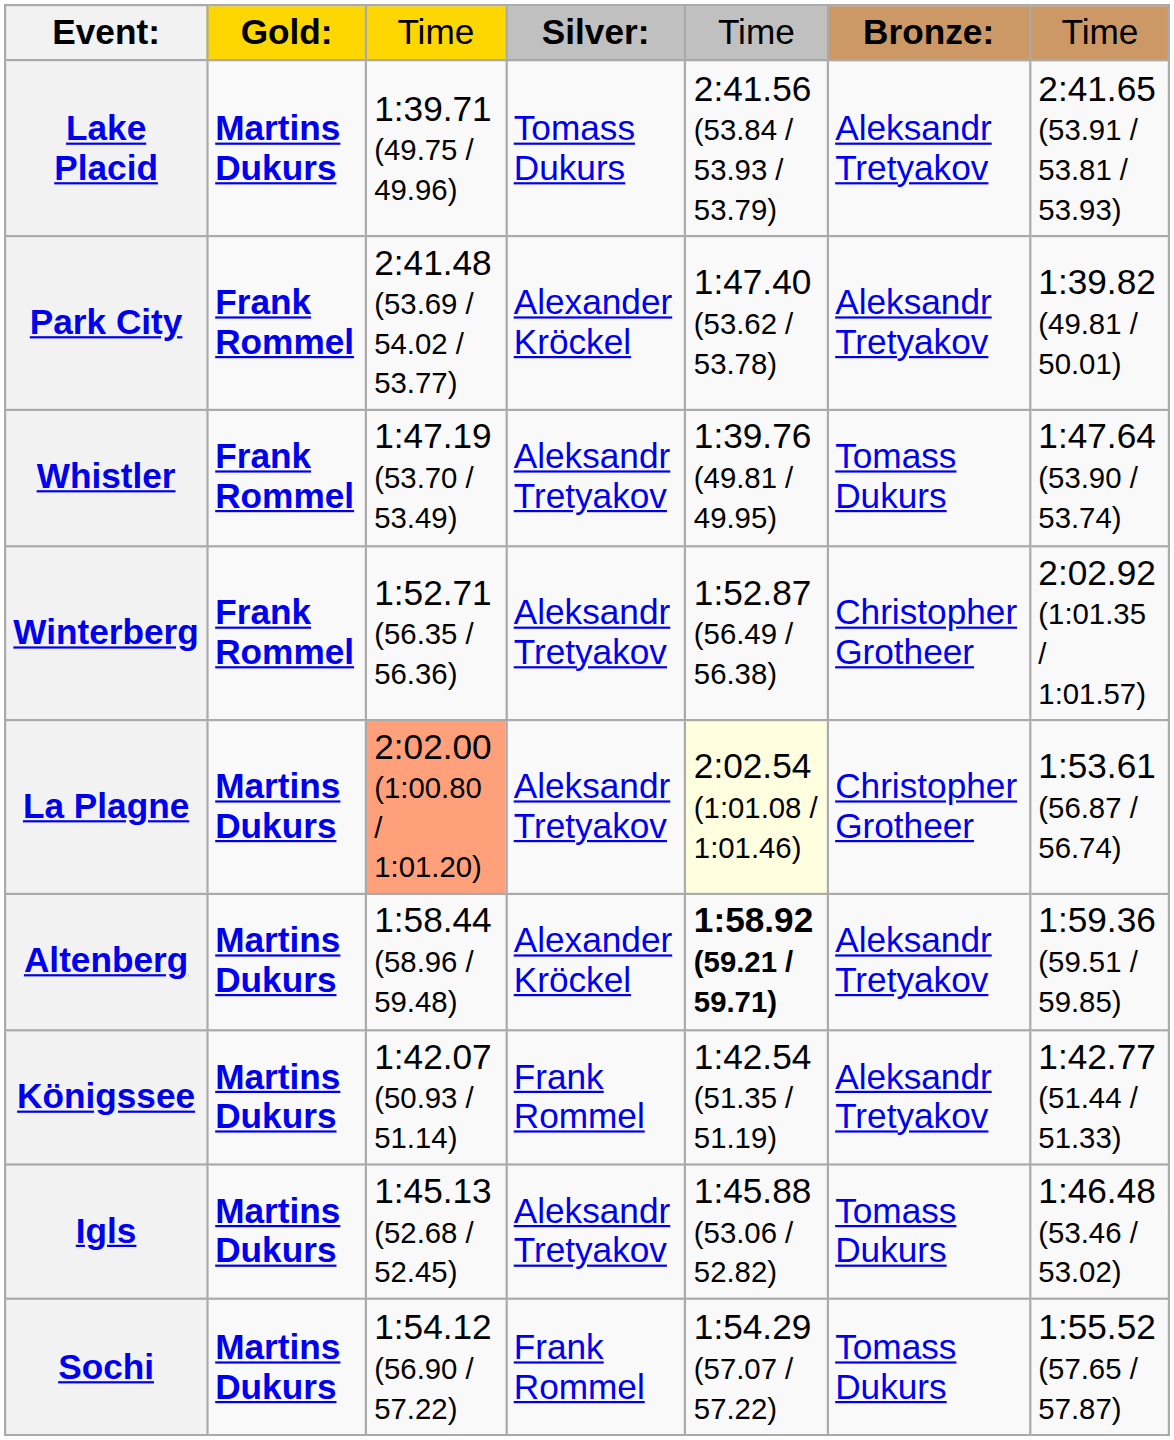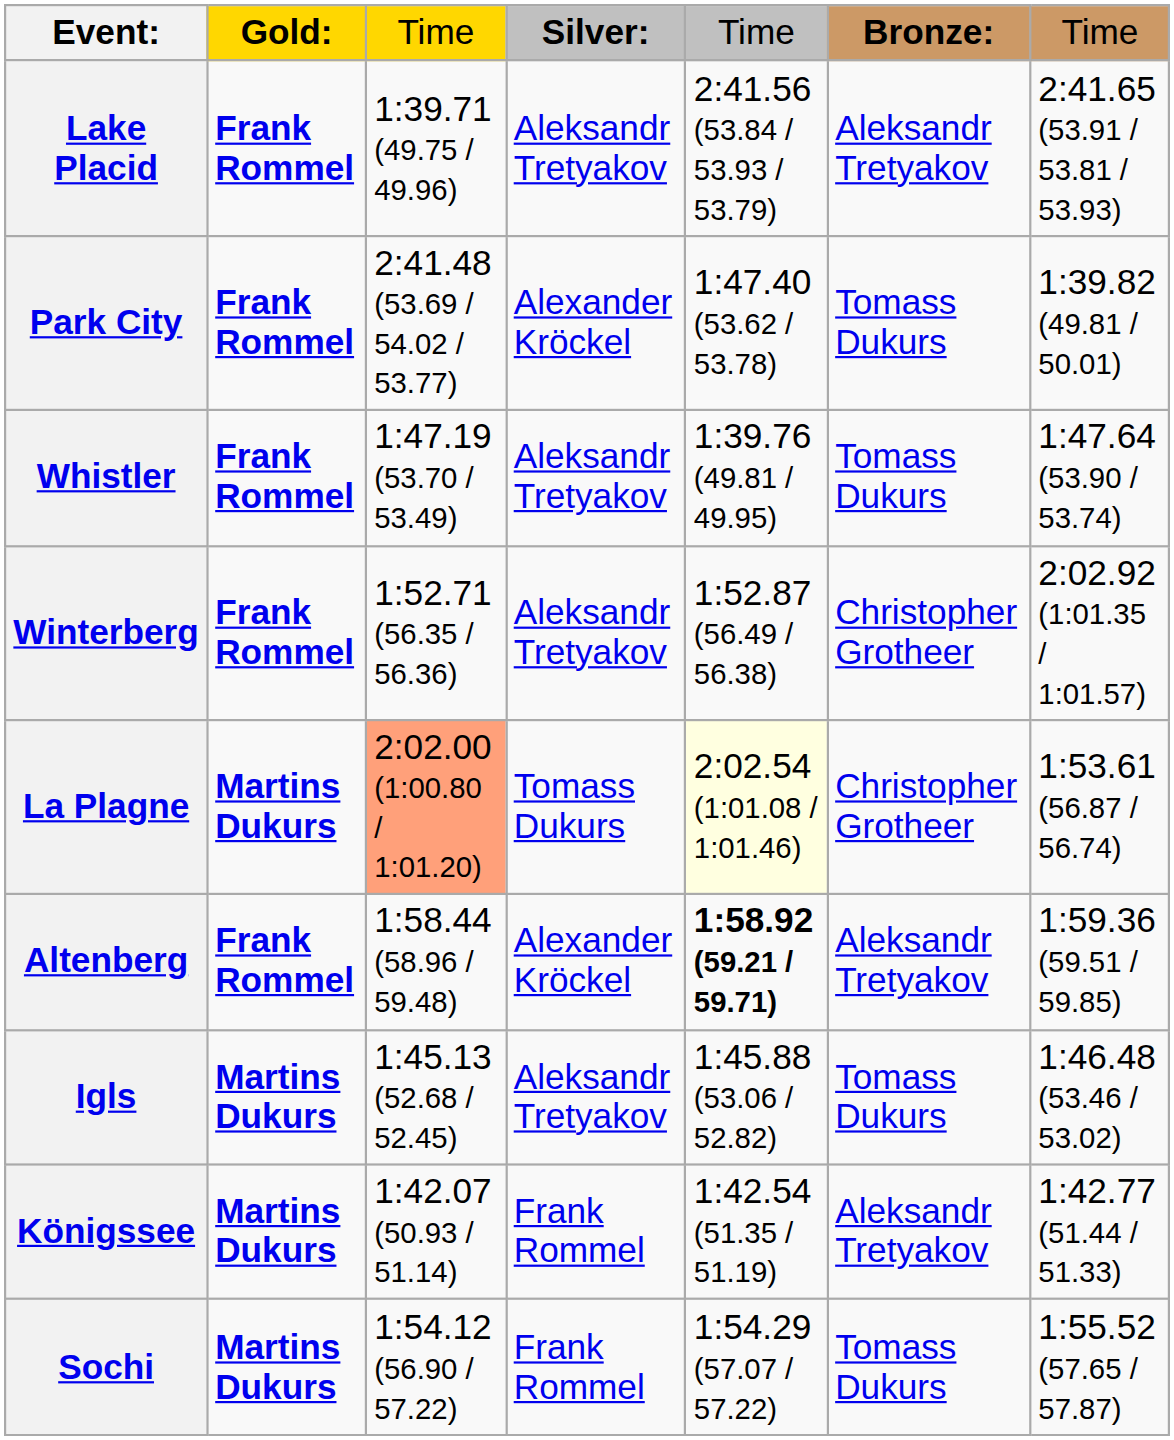(278, 147) Martins Dukurs -> (285, 147) Frank Rommel
(574, 147) Tomass Dukurs -> (592, 147) Aleksandr Tretyakov
(913, 322) Aleksandr Tretyakov -> (896, 322) Tomass Dukurs
(592, 806) Aleksandr Tretyakov -> (574, 806) Tomass Dukurs
(278, 961) Martins Dukurs -> (285, 961) Frank Rommel
rows swapped: (106, 1096) <-> (106, 1231)
